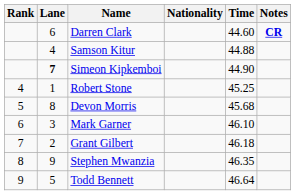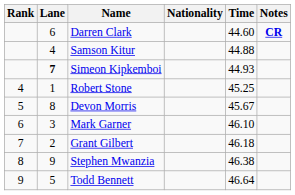(241, 69) 44.90 -> (241, 69) 44.93
(241, 106) 45.68 -> (241, 106) 45.67
(241, 161) 46.35 -> (241, 161) 46.38
